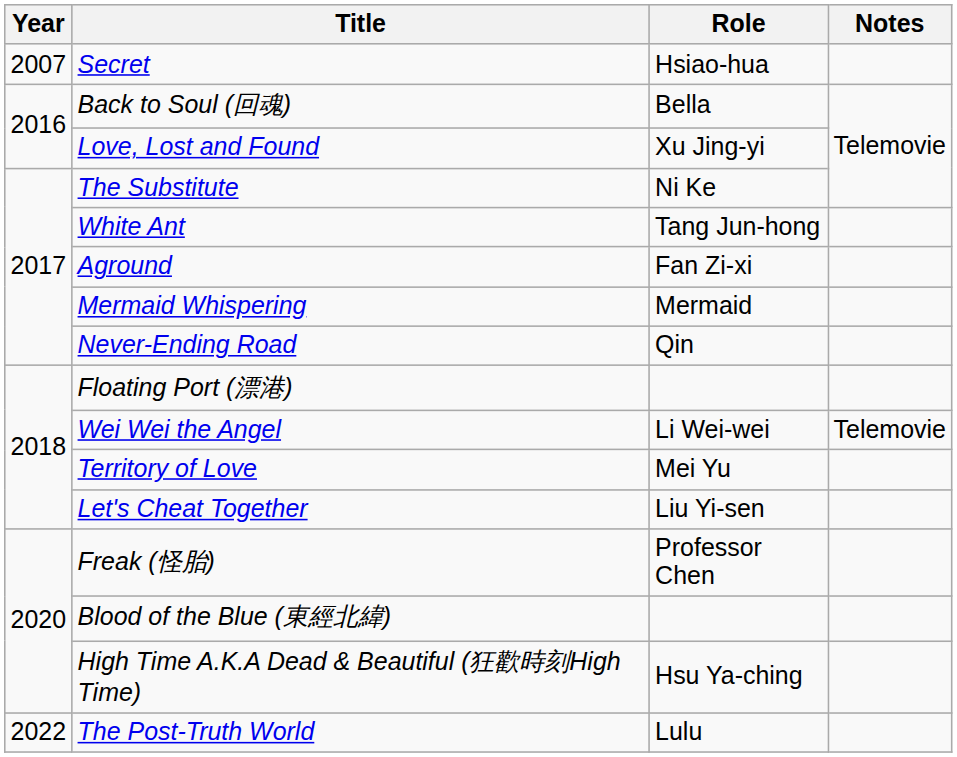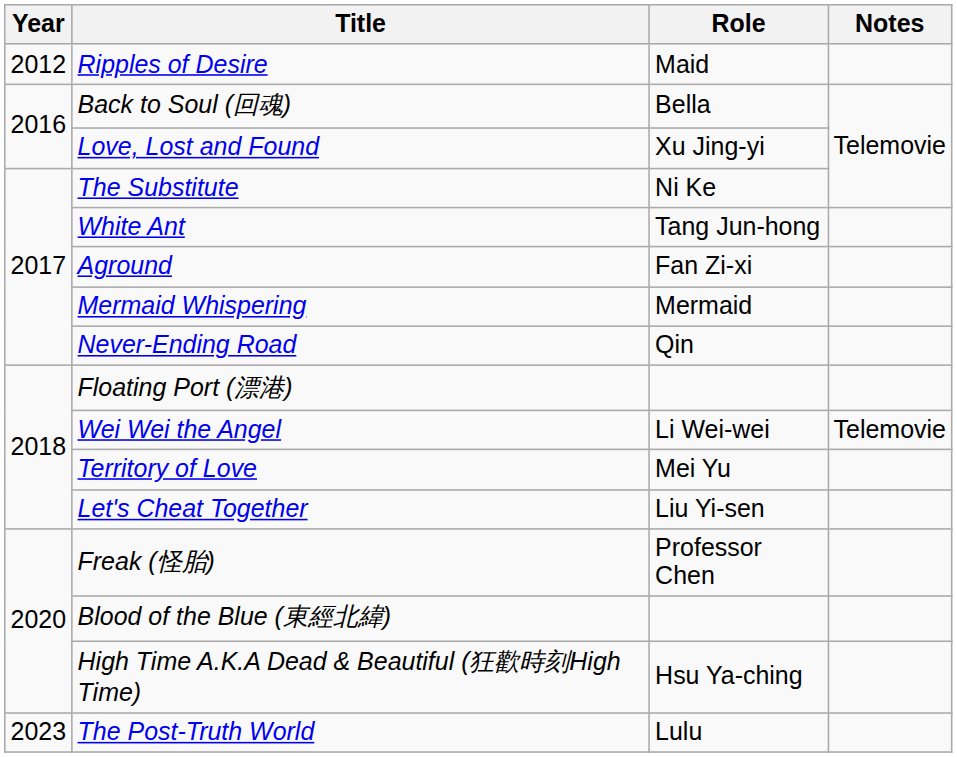- row: (114, 63)
+ row: (173, 63)
(38, 732) 2022 -> (38, 732) 2023
